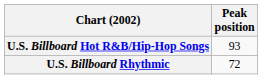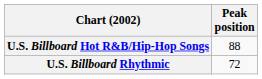(235, 45) 93 -> (235, 45) 88
